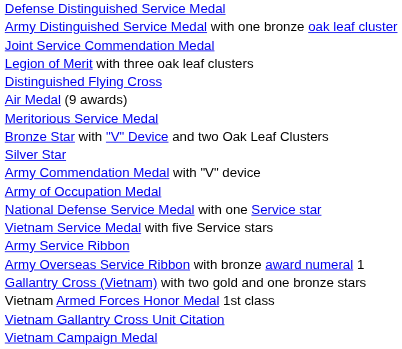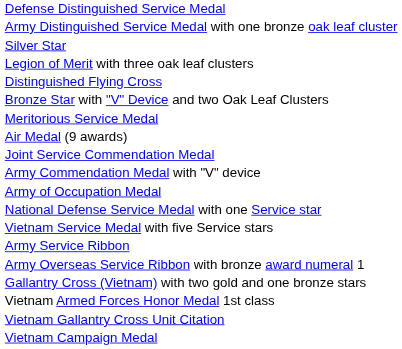rows swapped: (35, 155) <-> (110, 45)
rows swapped: (167, 136) <-> (66, 100)
